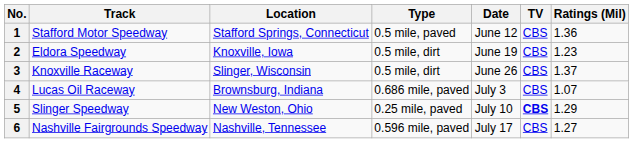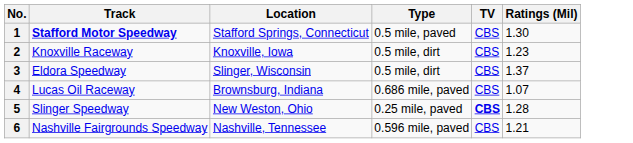- column: (496, 14)
(100, 33) normal -> (104, 33) bold
(565, 33) 1.36 -> (517, 33) 1.30
(79, 52) Eldora Speedway -> (82, 52) Knoxville Raceway
(82, 71) Knoxville Raceway -> (79, 71) Eldora Speedway
(565, 109) 1.29 -> (517, 109) 1.28
(565, 128) 1.27 -> (517, 128) 1.21
